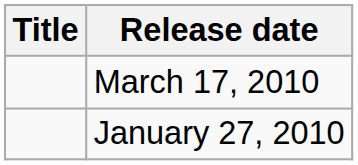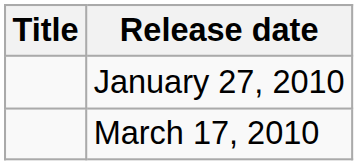rows swapped: (219, 133) <-> (207, 81)
